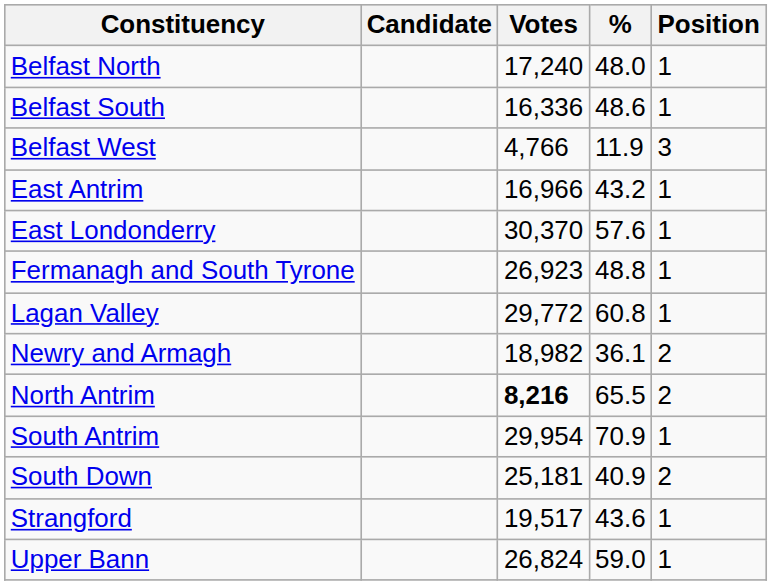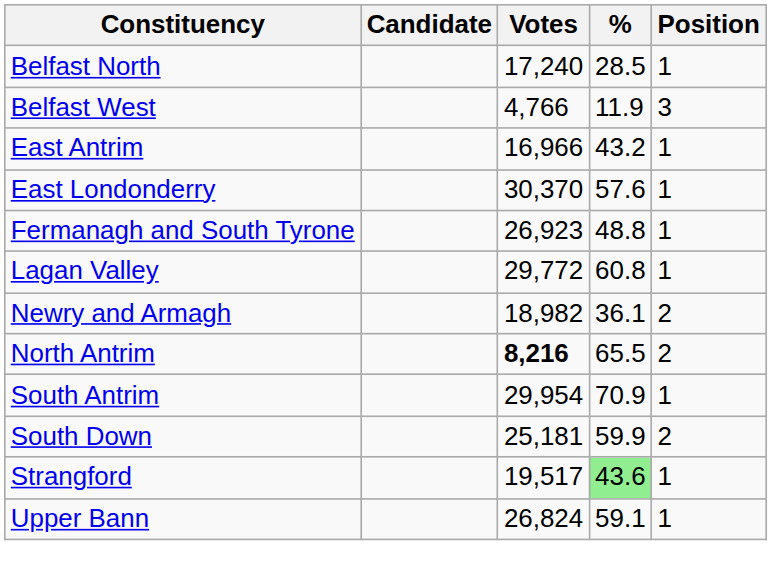(620, 66) 48.0 -> (620, 66) 28.5
- row: (88, 107)
(620, 477) 40.9 -> (620, 436) 59.9
(620, 518) no background -> (620, 477) lightgreen background
(620, 559) 59.0 -> (620, 518) 59.1
